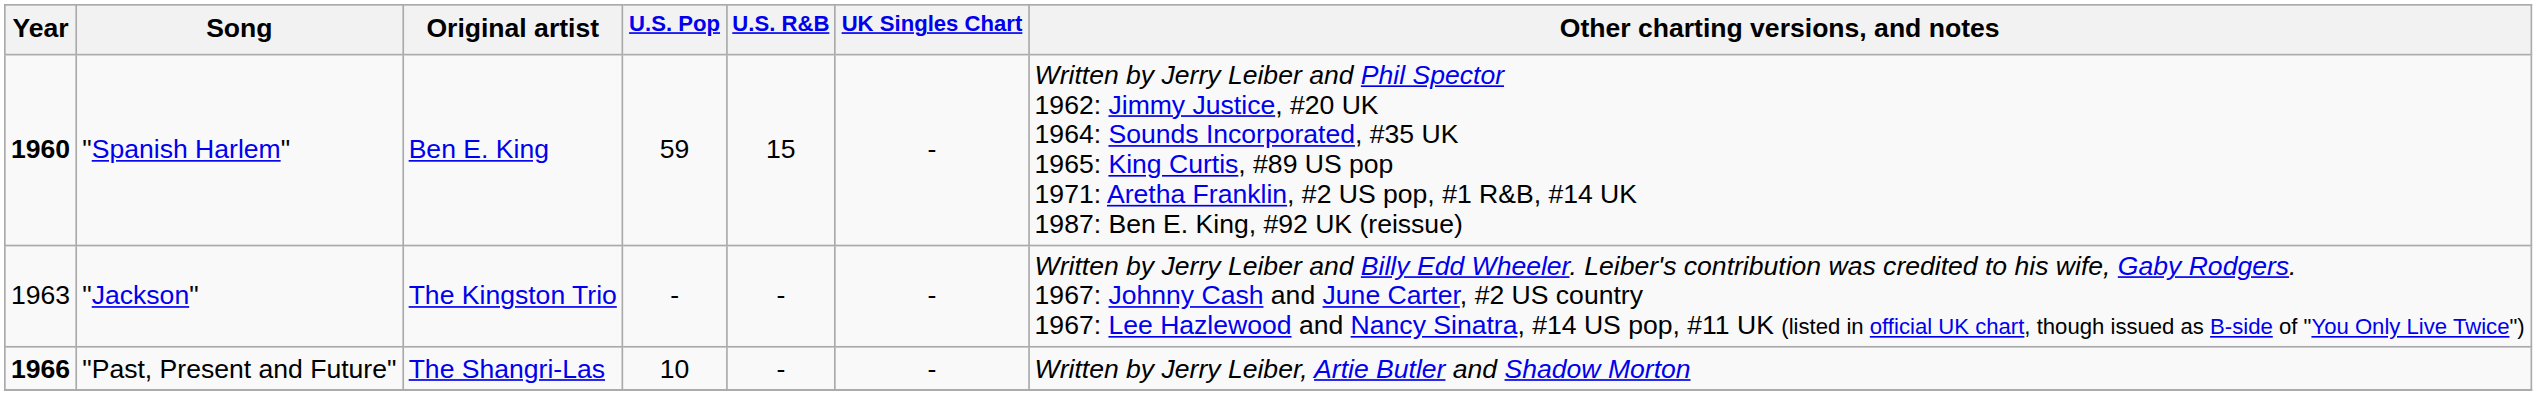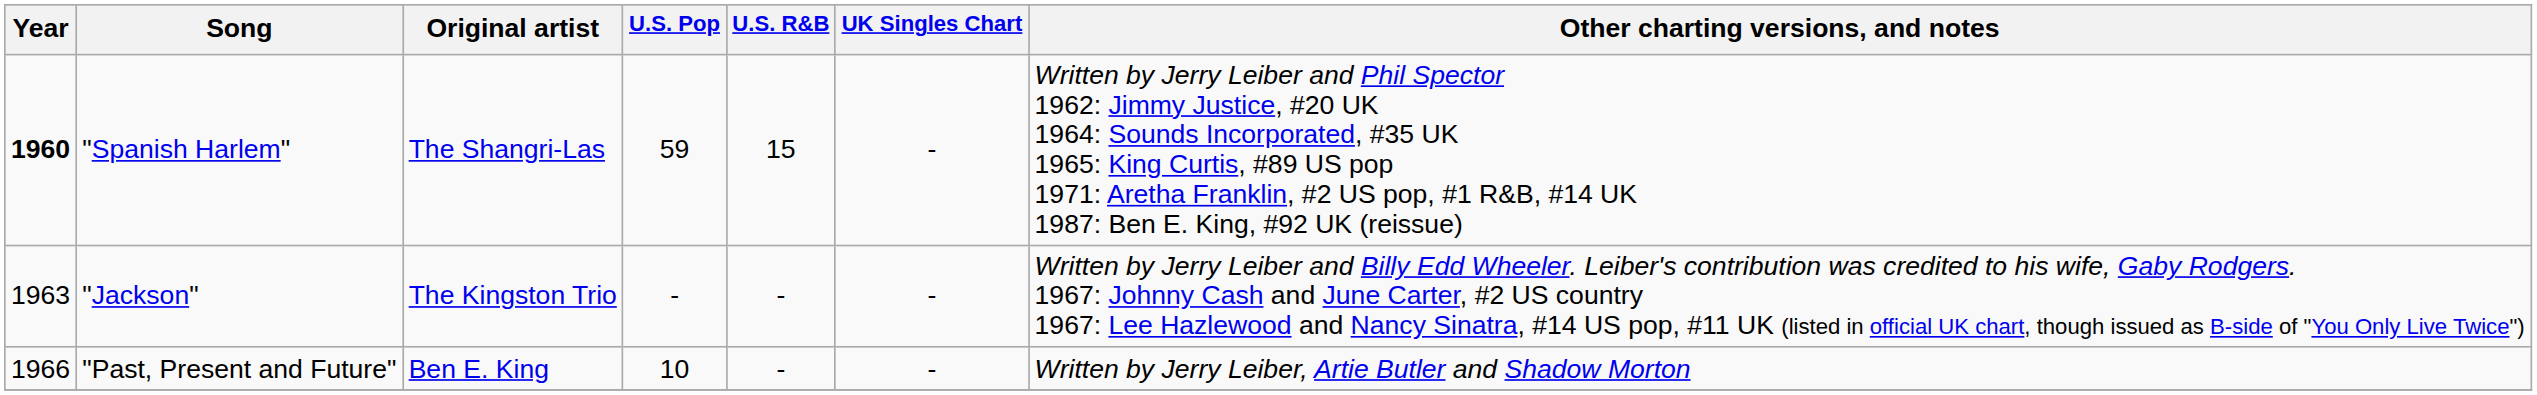(479, 149) Ben E. King -> (507, 149) The Shangri-Las
(40, 368) bold -> (40, 368) normal
(507, 368) The Shangri-Las -> (479, 368) Ben E. King
